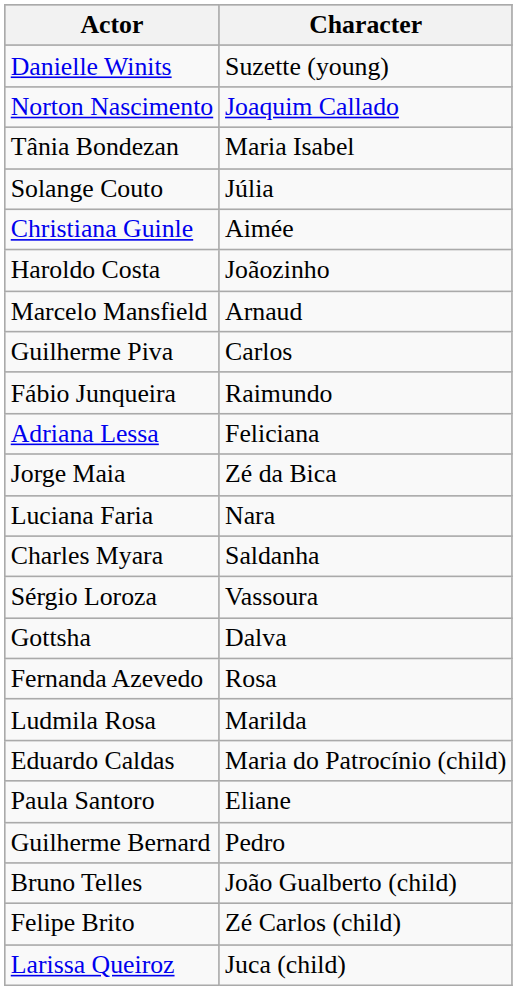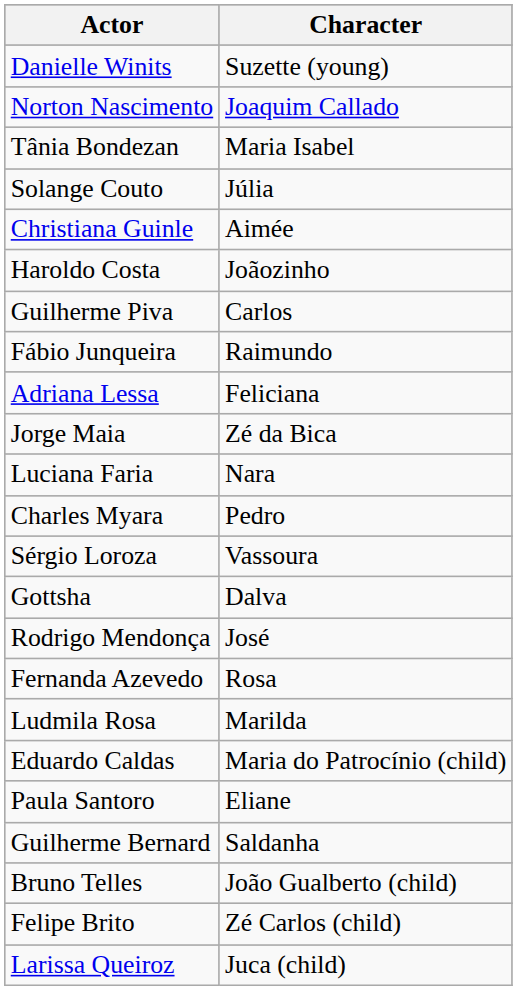- row: (109, 310)
(272, 556) Saldanha -> (255, 515) Pedro
+ row: (111, 637)
(255, 842) Pedro -> (272, 842) Saldanha
